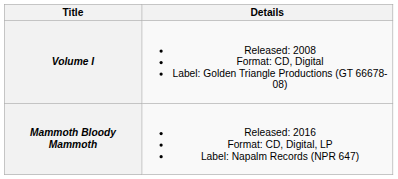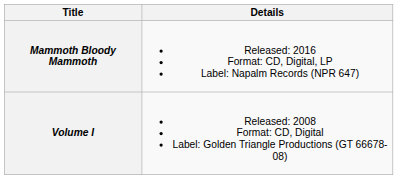rows swapped: (73, 62) <-> (73, 139)
